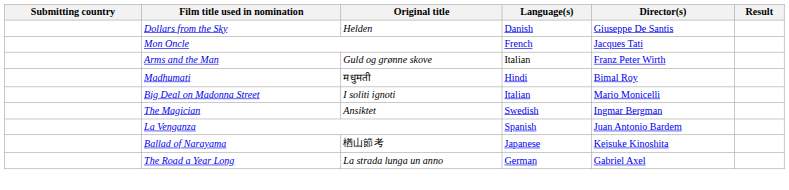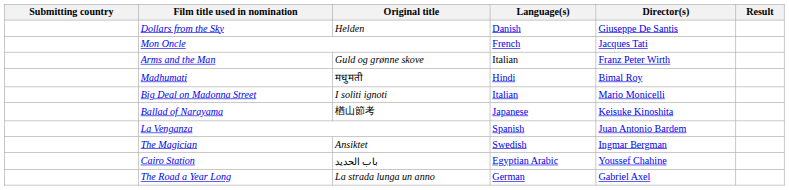rows swapped: (185, 143) <-> (172, 110)
+ row: (168, 161)
